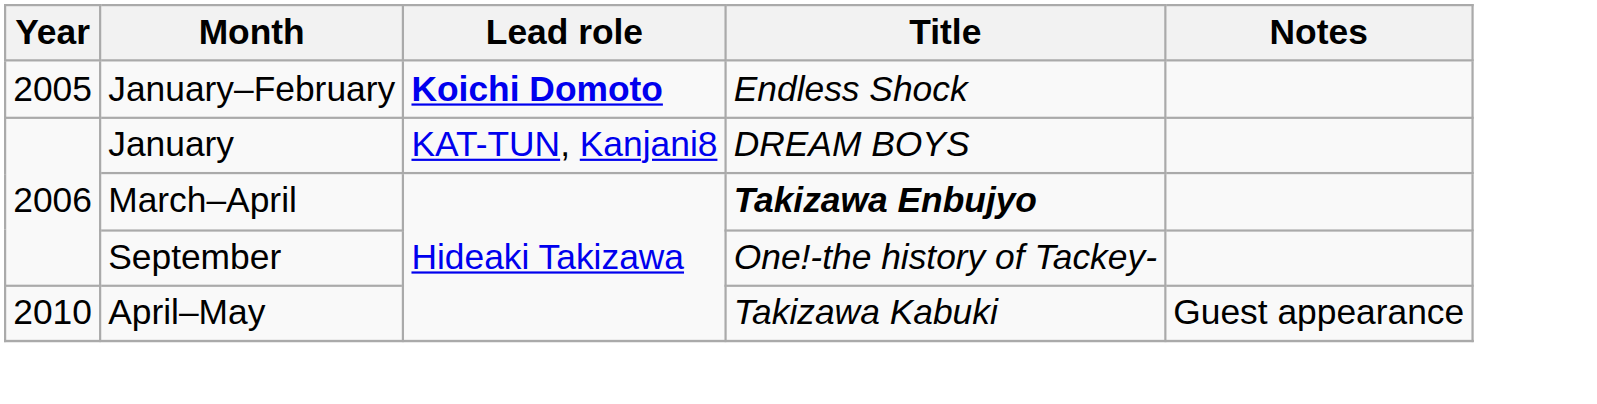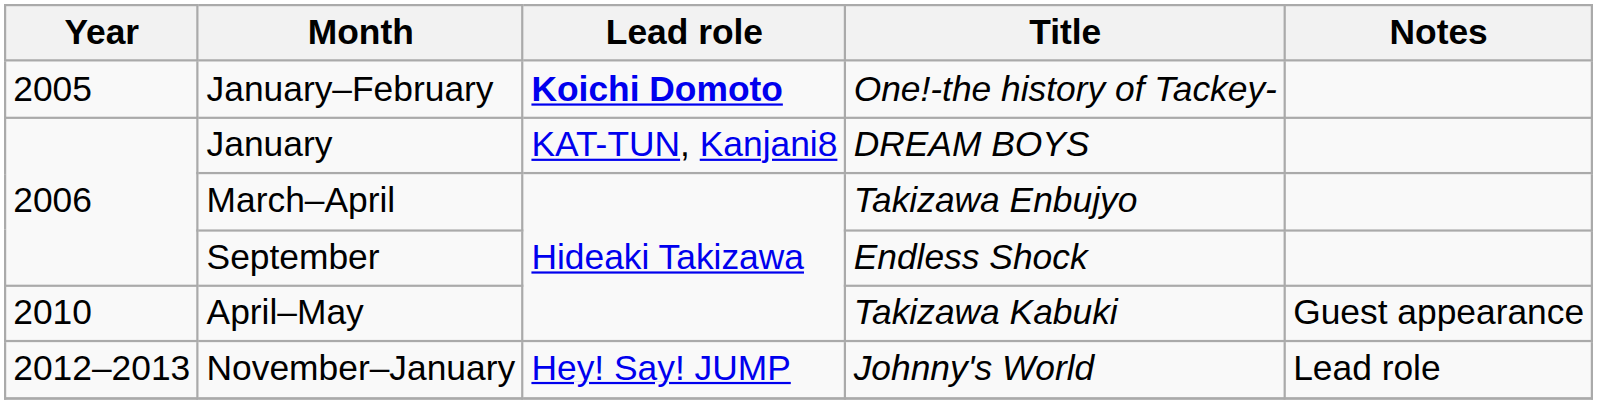(851, 88) Endless Shock -> (1065, 88) One!-the history of Tackey-
(885, 200) bold -> (996, 200) normal
(945, 256) One!-the history of Tackey- -> (971, 256) Endless Shock
+ row: (361, 369)
